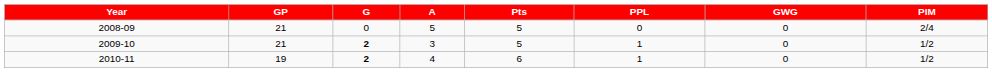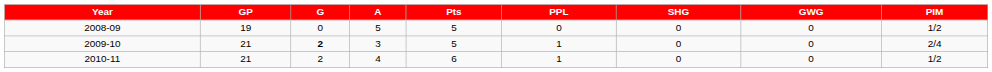+ column: (678, 12)
(281, 28) 21 -> (246, 28) 19
(927, 28) 2/4 -> (935, 28) 1/2
(927, 43) 1/2 -> (935, 43) 2/4
(281, 59) 19 -> (246, 59) 21
(366, 59) bold -> (320, 59) normal
